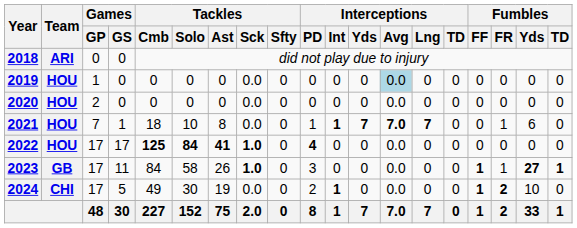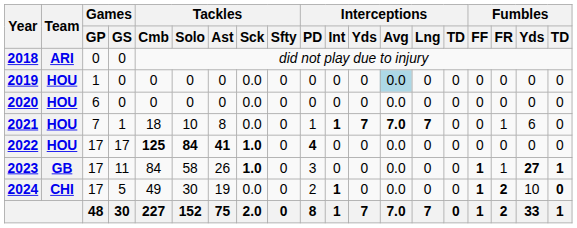(96, 102) 2 -> (96, 102) 6
(560, 189) normal -> (560, 189) bold
